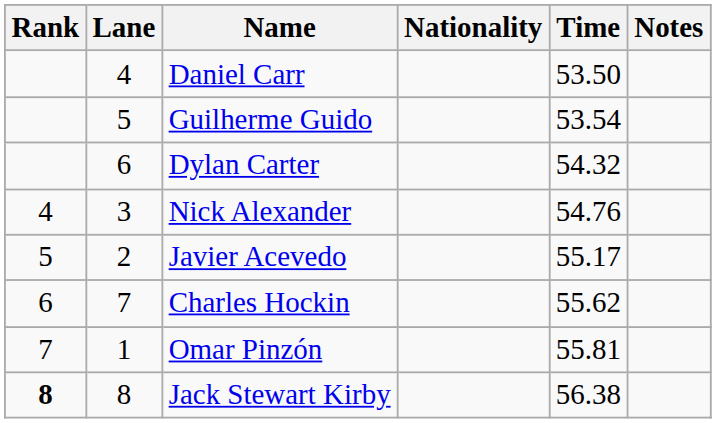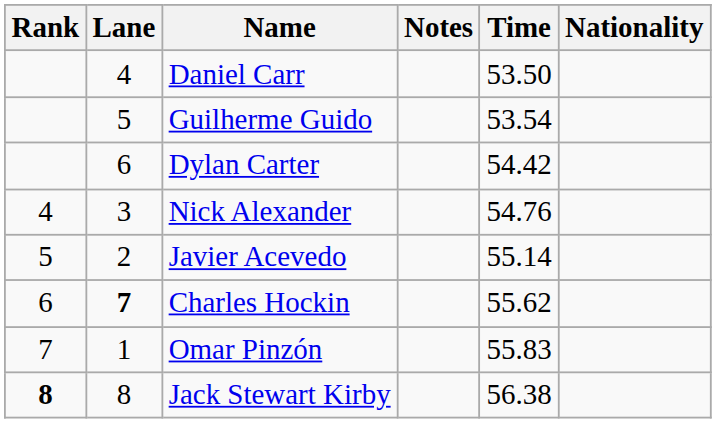columns swapped: (473, 27) <-> (669, 27)
(588, 165) 54.32 -> (519, 165) 54.42
(588, 257) 55.17 -> (519, 257) 55.14
(124, 303) normal -> (124, 303) bold
(588, 348) 55.81 -> (519, 348) 55.83
